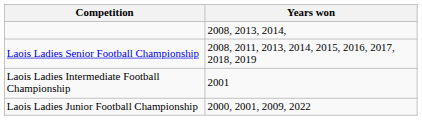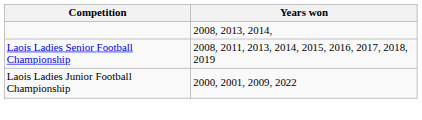- row: (83, 83)
